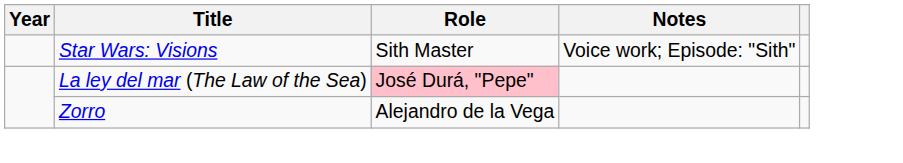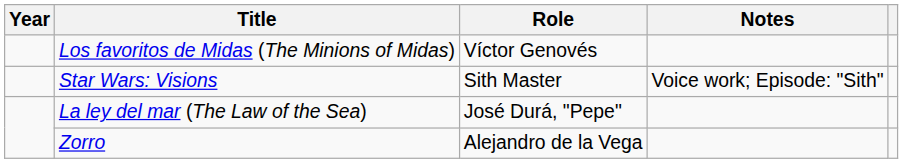+ row: (257, 50)
(455, 81) pink background -> (543, 111) no background
